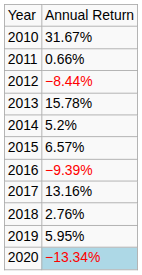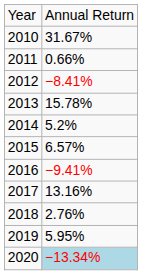(69, 81) −8.44% -> (69, 81) −8.41%
(69, 170) −9.39% -> (69, 170) −9.41%
